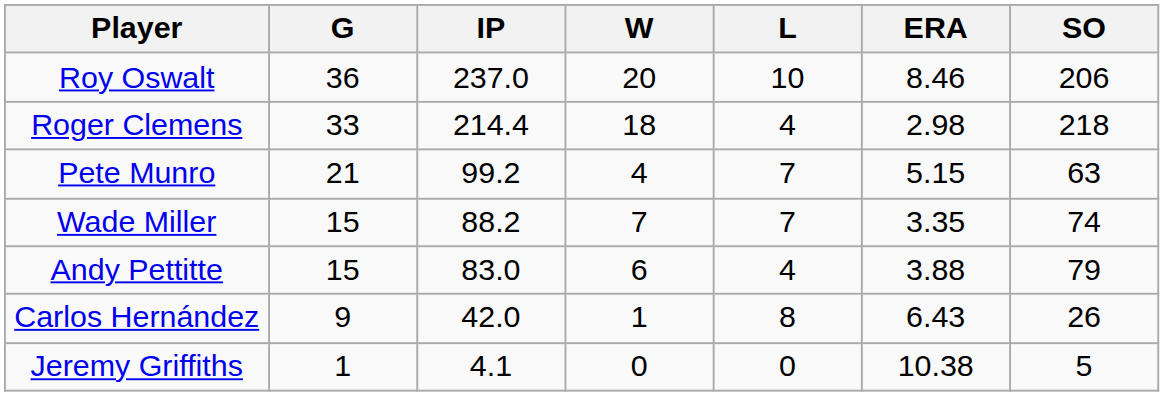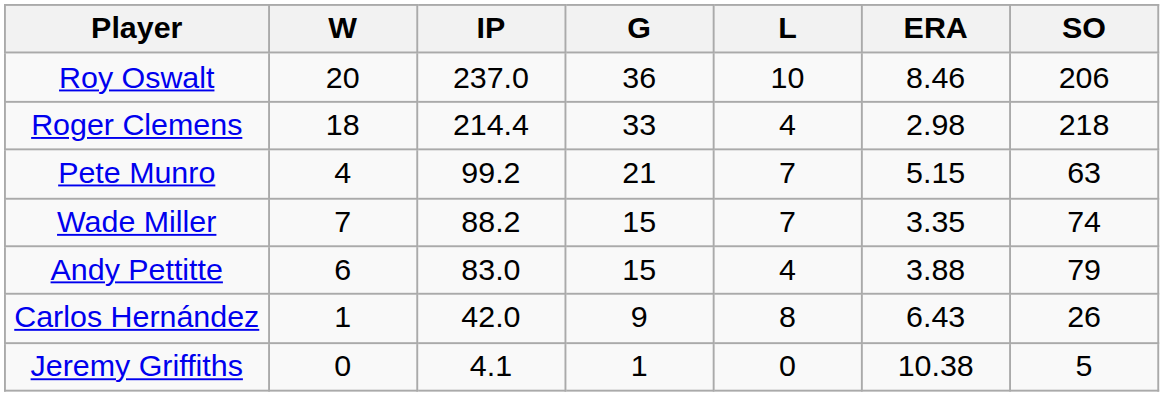columns swapped: (343, 28) <-> (639, 28)
